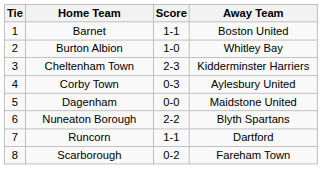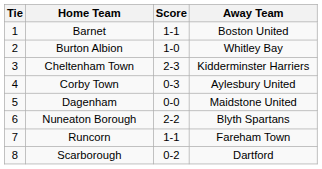(253, 137) Dartford -> (253, 137) Fareham Town
(253, 155) Fareham Town -> (253, 155) Dartford
